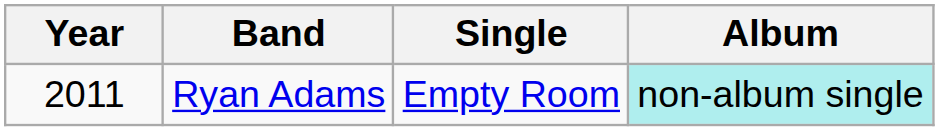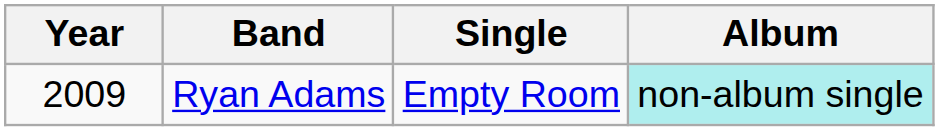(84, 93) 2011 -> (84, 93) 2009
